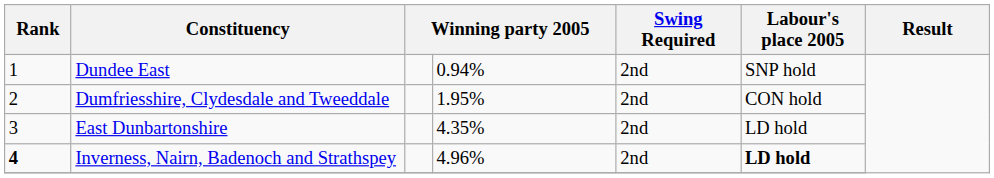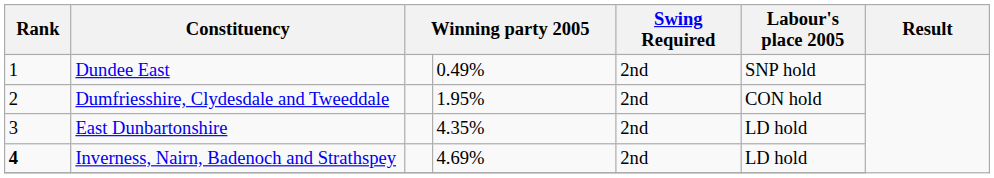(461, 69) 0.94% -> (461, 69) 0.49%
(461, 157) 4.96% -> (461, 157) 4.69%
(778, 157) bold -> (776, 157) normal
